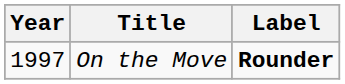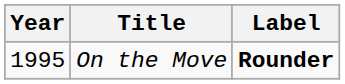(38, 61) 1997 -> (38, 61) 1995
